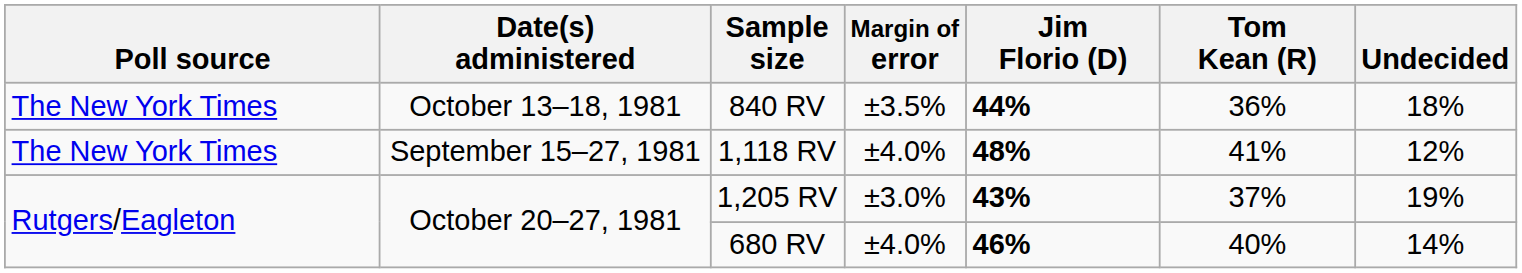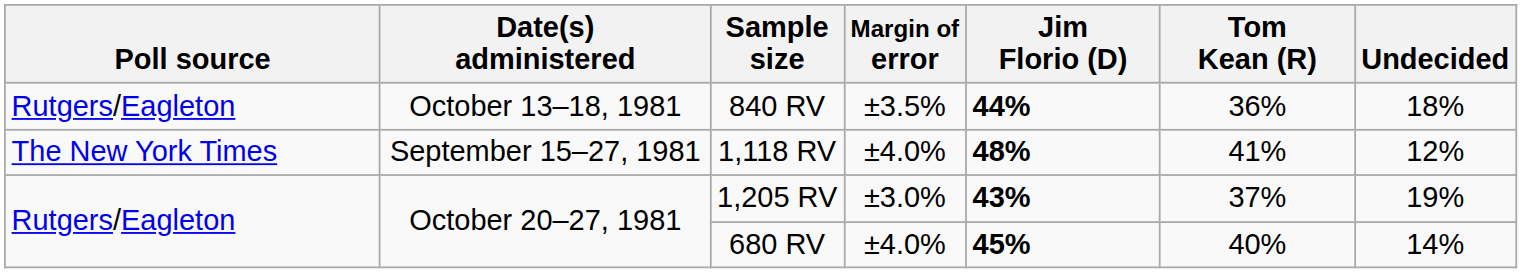(144, 105) The New York Times -> (123, 105) Rutgers/Eagleton
(1002, 243) 46% -> (1002, 243) 45%
